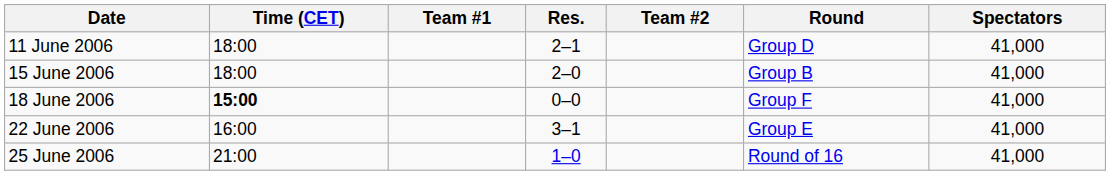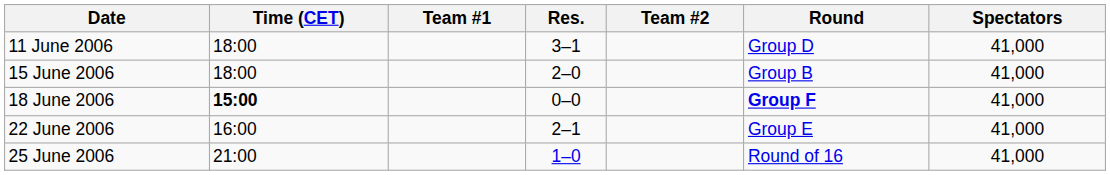(566, 45) 2–1 -> (566, 45) 3–1
(780, 101) normal -> (782, 101) bold
(566, 128) 3–1 -> (566, 128) 2–1
